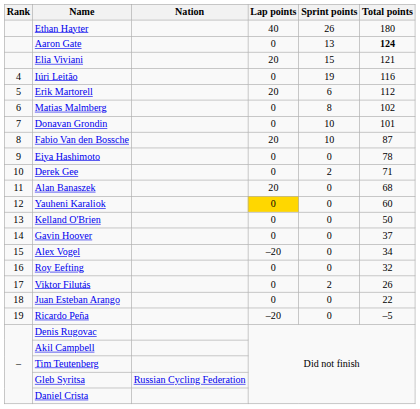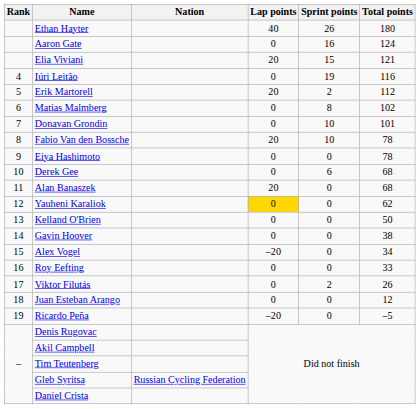(329, 44) 13 -> (329, 44) 16
(388, 44) bold -> (388, 44) normal
(329, 92) 6 -> (329, 92) 2
(388, 140) 87 -> (388, 140) 78
(329, 172) 2 -> (329, 172) 6
(388, 172) 71 -> (388, 172) 68
(388, 204) 60 -> (388, 204) 62
(388, 236) 37 -> (388, 236) 38
(388, 268) 32 -> (388, 268) 33
(388, 300) 22 -> (388, 300) 12
